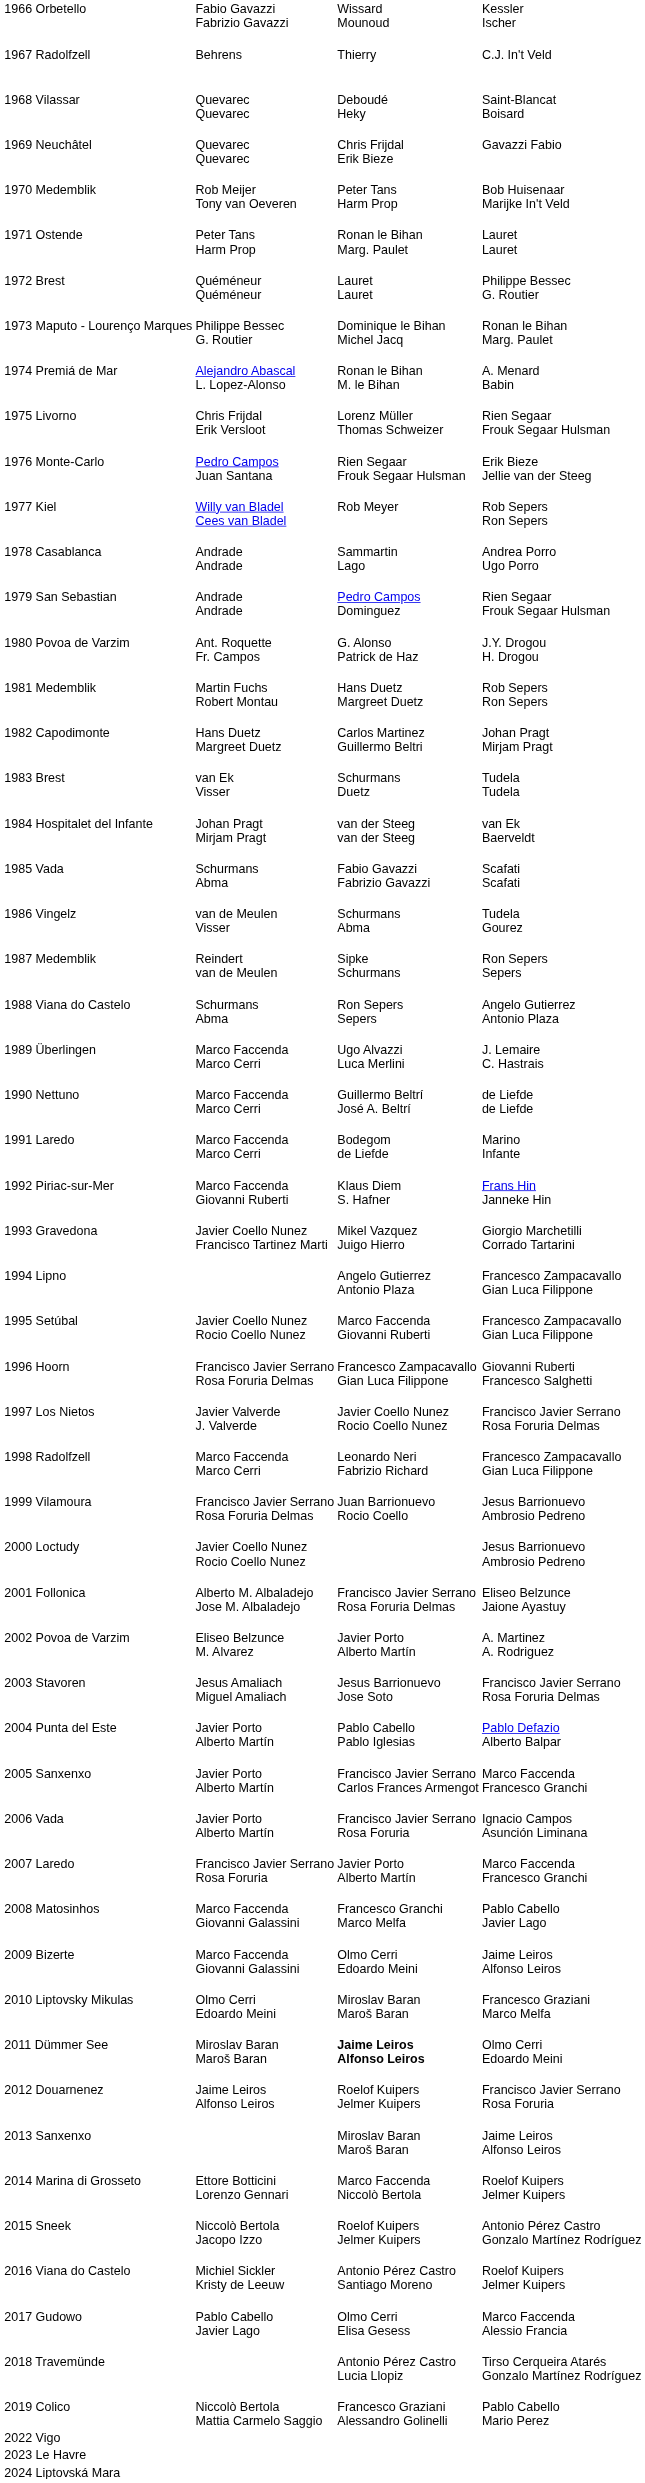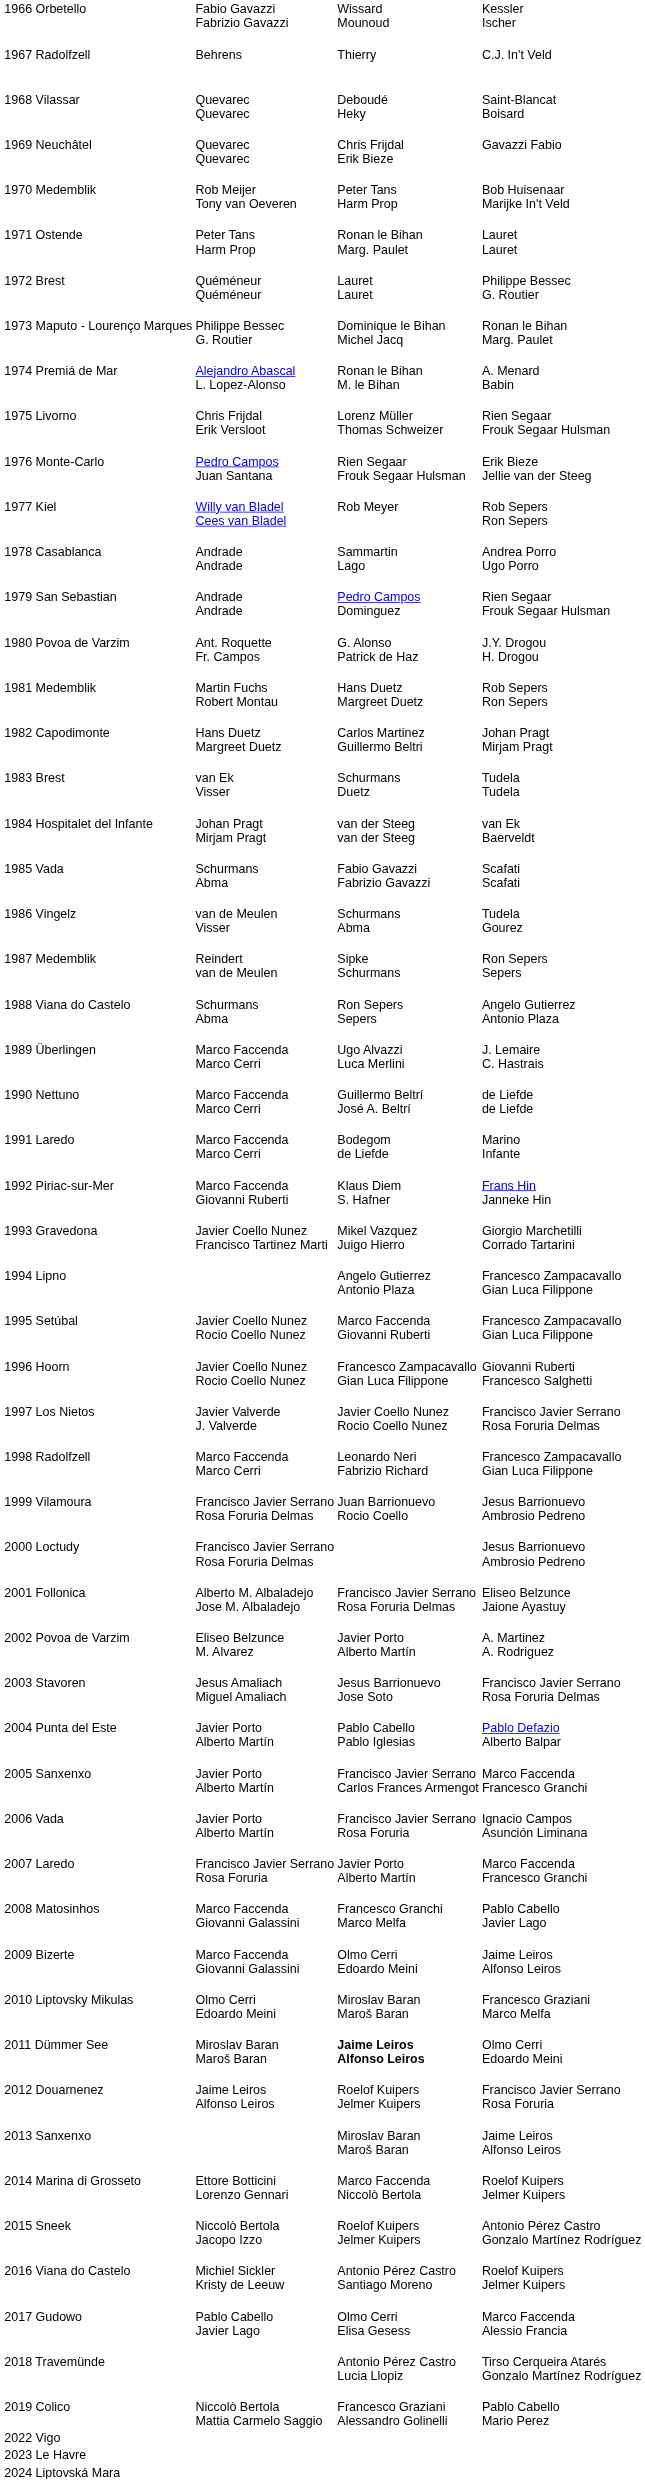(265, 1373) Francisco Javier Serrano Rosa Foruria Delmas -> (251, 1373) Javier Coello Nunez Rocio Coello Nunez
(251, 1554) Javier Coello Nunez Rocio Coello Nunez -> (265, 1554) Francisco Javier Serrano Rosa Foruria Delmas
